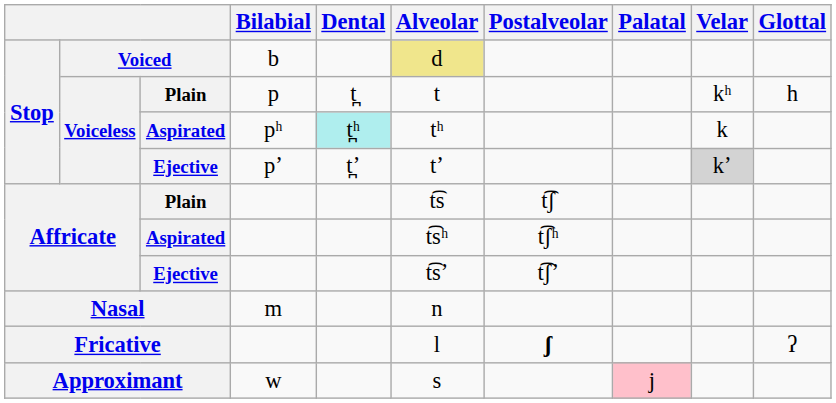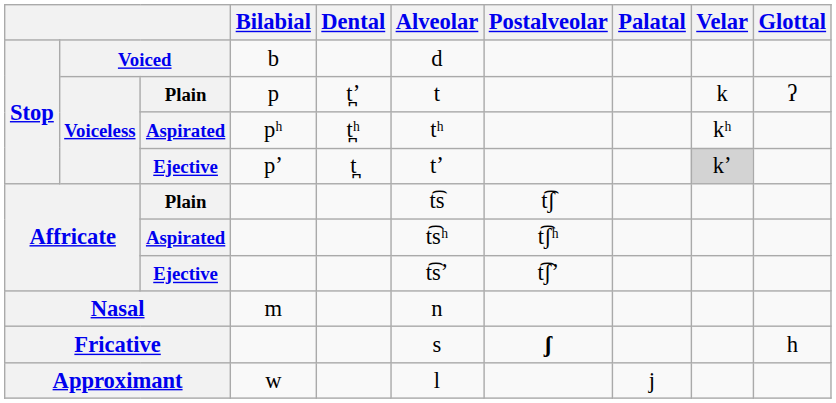(437, 58) khaki background -> (437, 58) no background
(353, 93) t̪ -> (353, 93) t̪ʼ
(722, 93) kʰ -> (722, 93) k
(792, 93) h -> (792, 93) ʔ
(353, 129) paleturquoise background -> (353, 129) no background
(722, 129) k -> (722, 129) kʰ
(353, 165) t̪ʼ -> (353, 165) t̪
(437, 344) l -> (437, 344) s
(792, 344) ʔ -> (792, 344) h
(437, 380) s -> (437, 380) l
(652, 380) pink background -> (652, 380) no background
